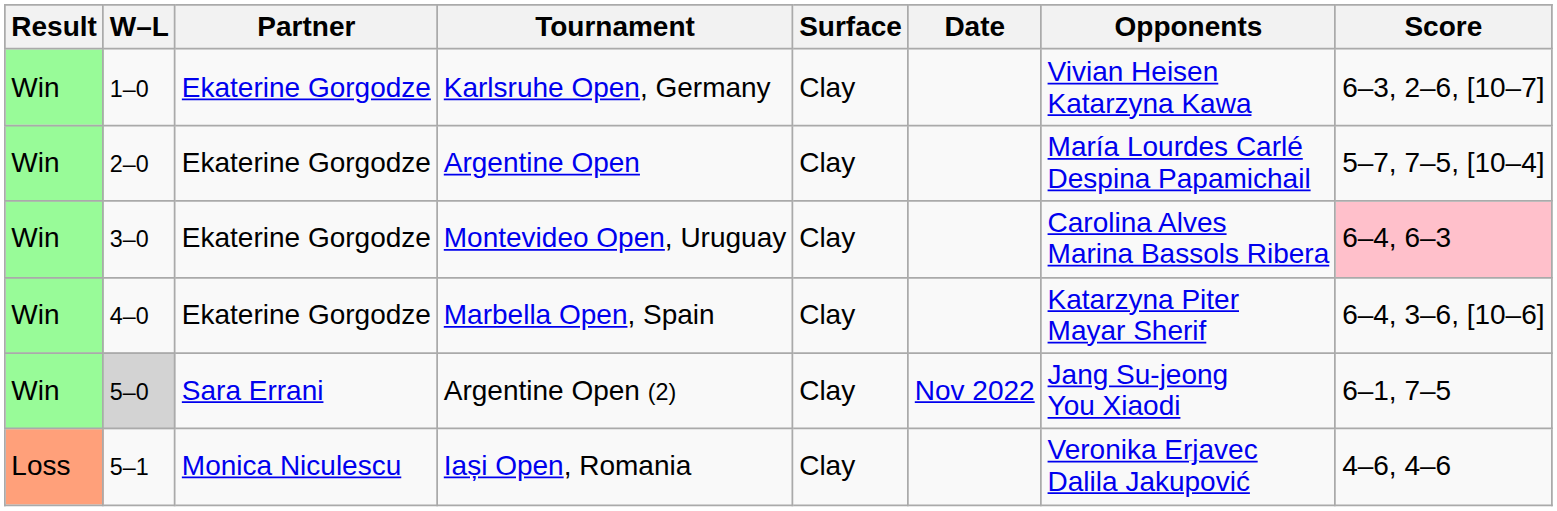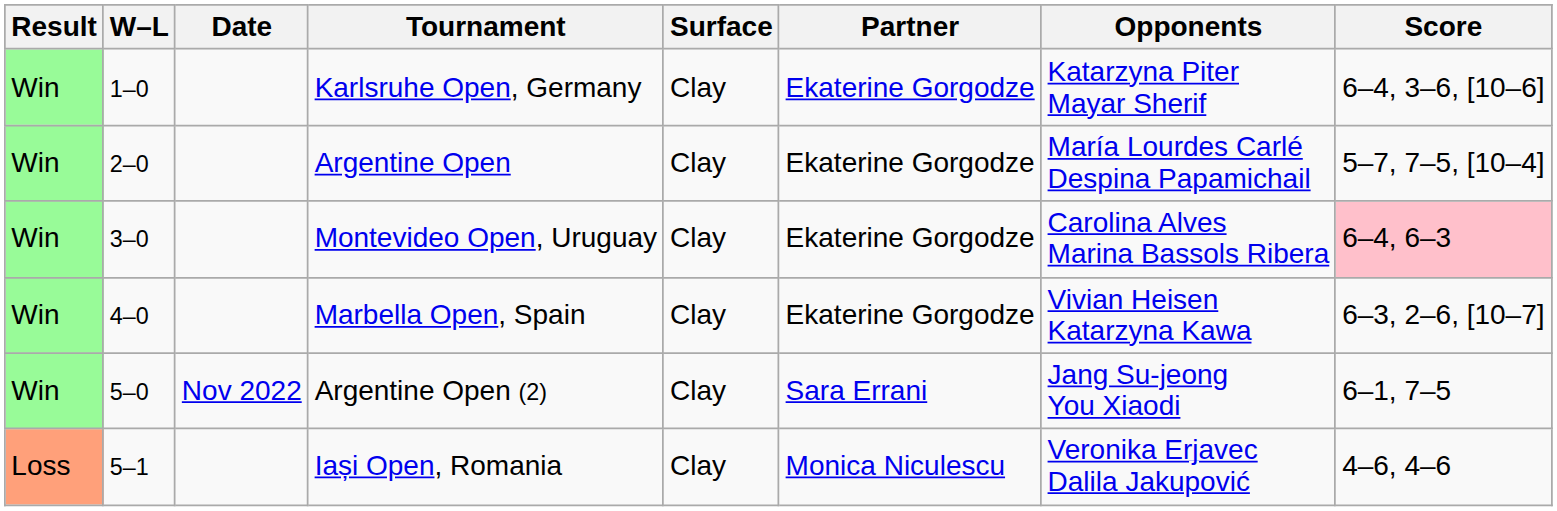columns swapped: (975, 26) <-> (306, 26)
(1150, 86) Vivian Heisen Katarzyna Kawa -> (1143, 86) Katarzyna Piter Mayar Sherif
(1443, 86) 6–3, 2–6, [10–7] -> (1443, 86) 6–4, 3–6, [10–6]
(1143, 314) Katarzyna Piter Mayar Sherif -> (1150, 314) Vivian Heisen Katarzyna Kawa
(1443, 314) 6–4, 3–6, [10–6] -> (1443, 314) 6–3, 2–6, [10–7]
(129, 392) lightgrey background -> (129, 392) no background
